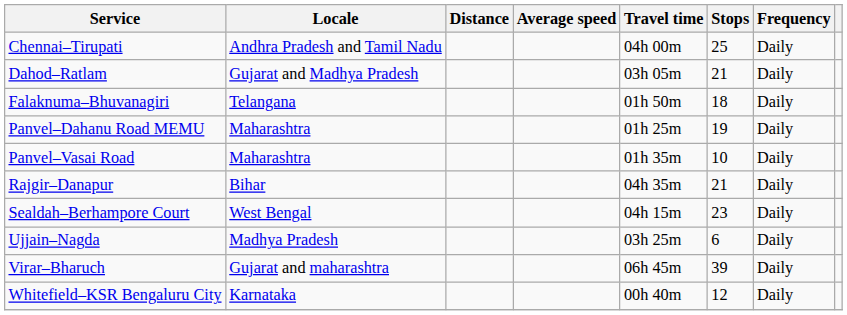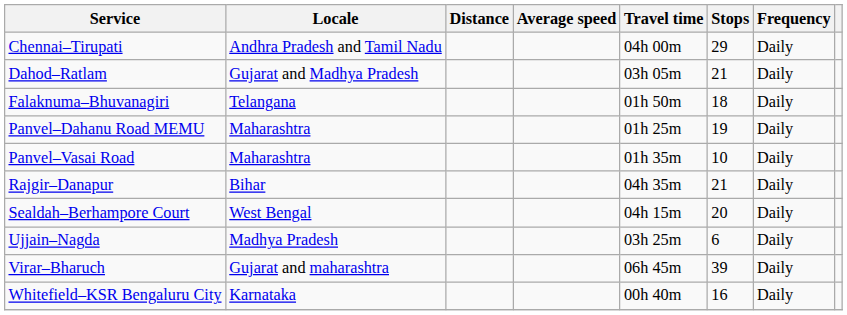(719, 46) 25 -> (719, 46) 29
(719, 212) 23 -> (719, 212) 20
(719, 295) 12 -> (719, 295) 16
